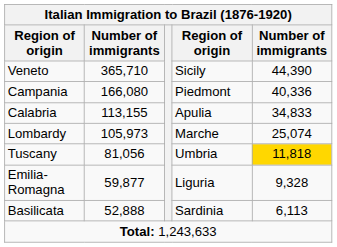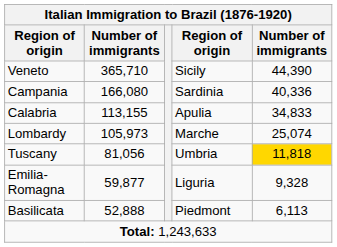(203, 92) Piedmont -> (199, 92) Sardinia
(199, 210) Sardinia -> (203, 210) Piedmont
